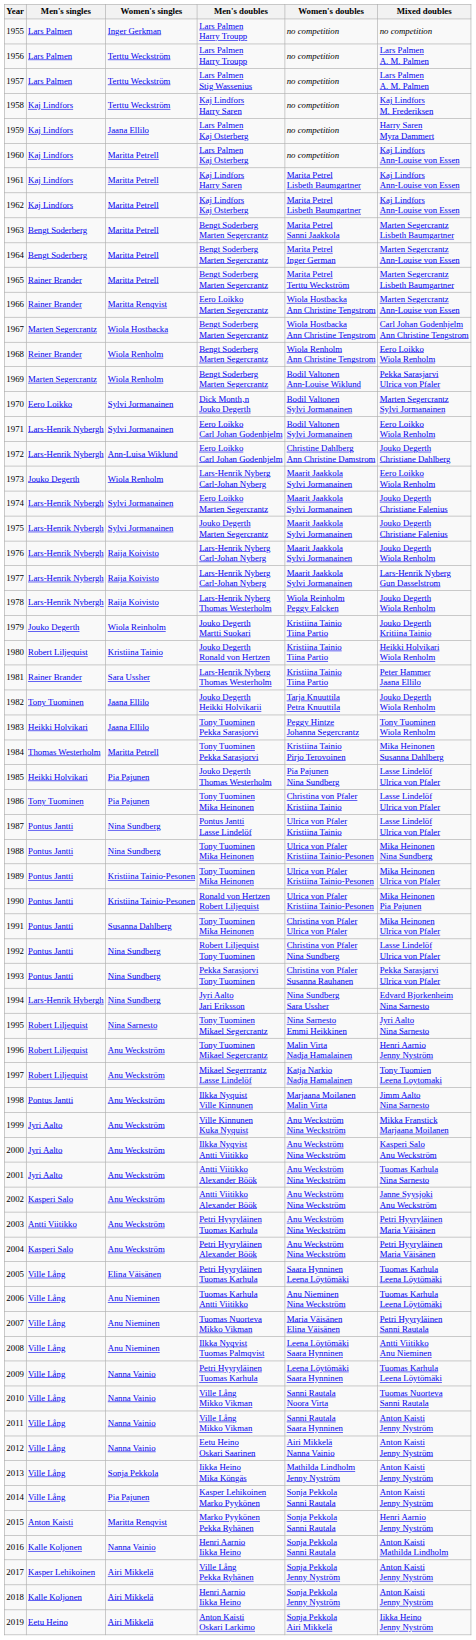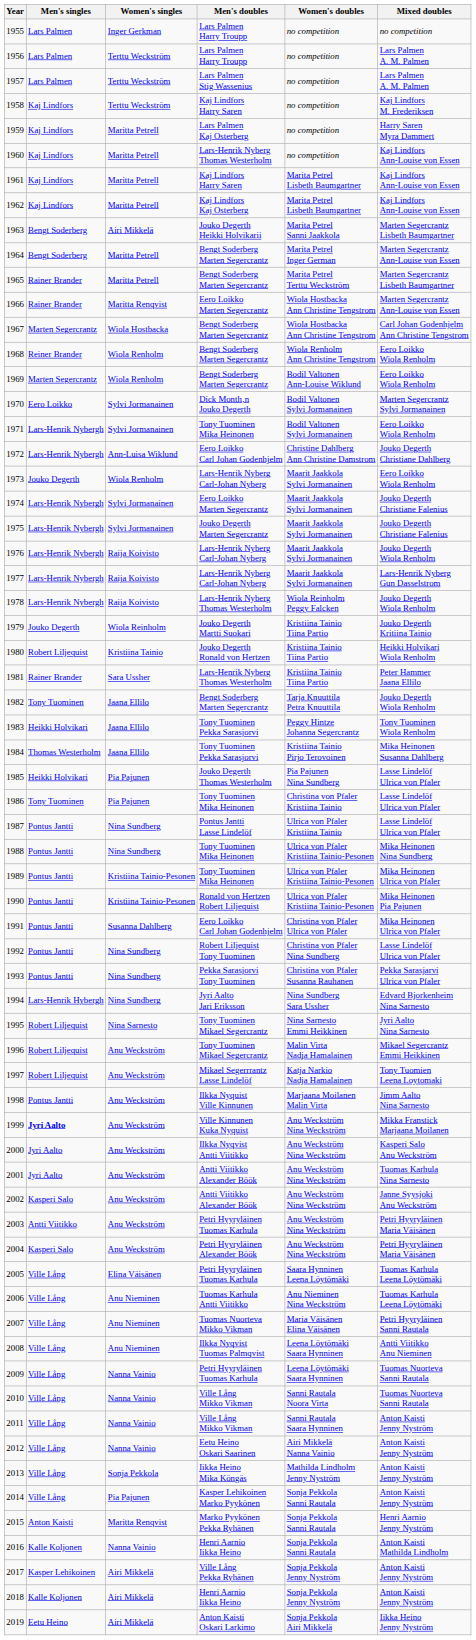(128, 131) Jaana Ellilo -> (133, 131) Maritta Petrell
(224, 156) Lars Palmen Kaj Osterberg -> (235, 156) Lars-Henrik Nyberg Thomas Westerholm
(133, 230) Maritta Petrell -> (131, 230) Airi Mikkelä
(234, 230) Bengt Soderberg Marten Segercrantz -> (230, 230) Jouko Degerth Heikki Holvikarii
(410, 379) Pekka Sarasjarvi Ulrica von Pfaler -> (407, 379) Eero Loikko Wiola Renholm
(241, 429) Eero Loikko Carl Johan Godenhjelm -> (227, 429) Tony Tuominen Mika Heinonen
(230, 702) Jouko Degerth Heikki Holvikarii -> (234, 702) Bengt Soderberg Marten Segercrantz
(133, 752) Maritta Petrell -> (128, 752) Jaana Ellilo
(227, 926) Tony Tuominen Mika Heinonen -> (241, 926) Eero Loikko Carl Johan Godenhjelm
(406, 1050) Henri Aarnio Jenny Nyström -> (414, 1050) Mikael Segercrantz Emmi Heikkinen
(45, 1125) normal -> (47, 1125) bold
(411, 1374) Tuomas Karhula Leena Löytömäki -> (411, 1374) Tuomas Nuorteva Sanni Rautala
